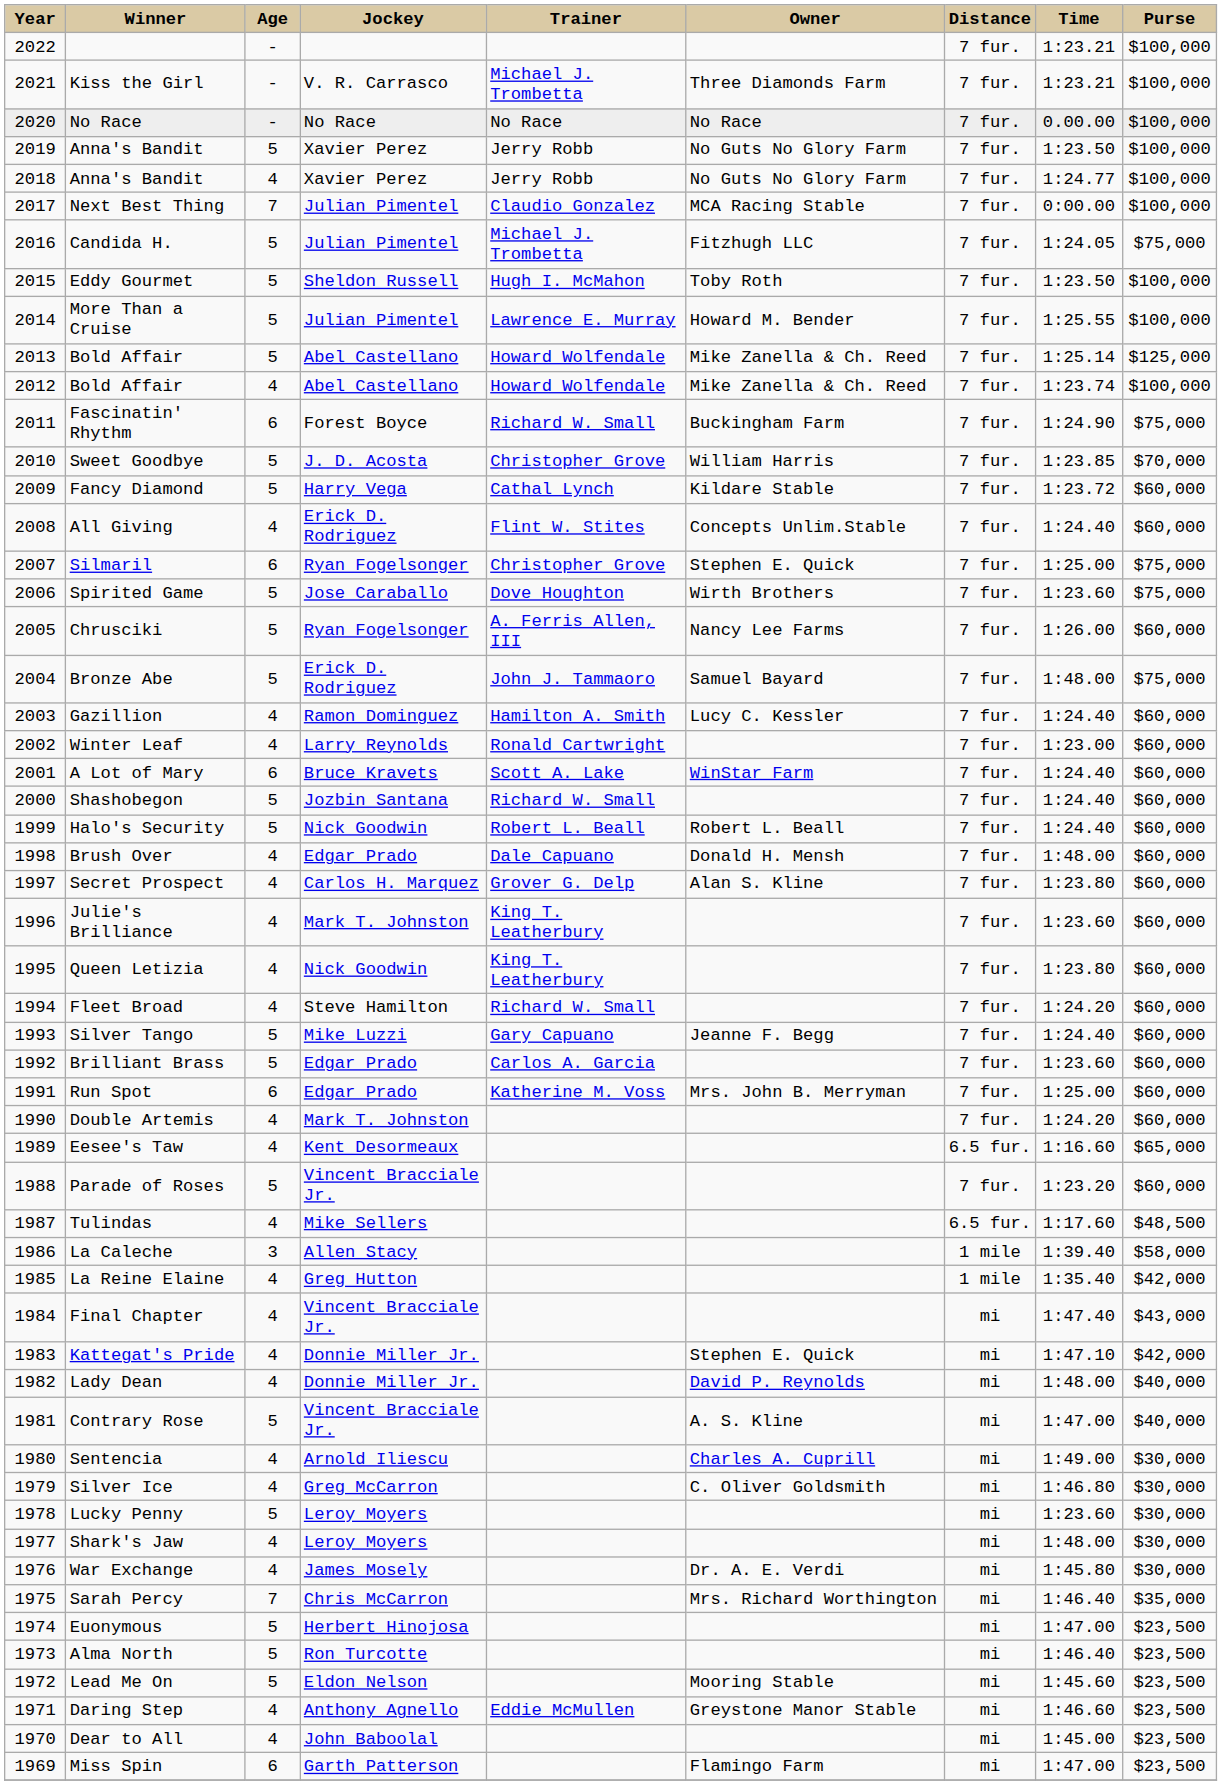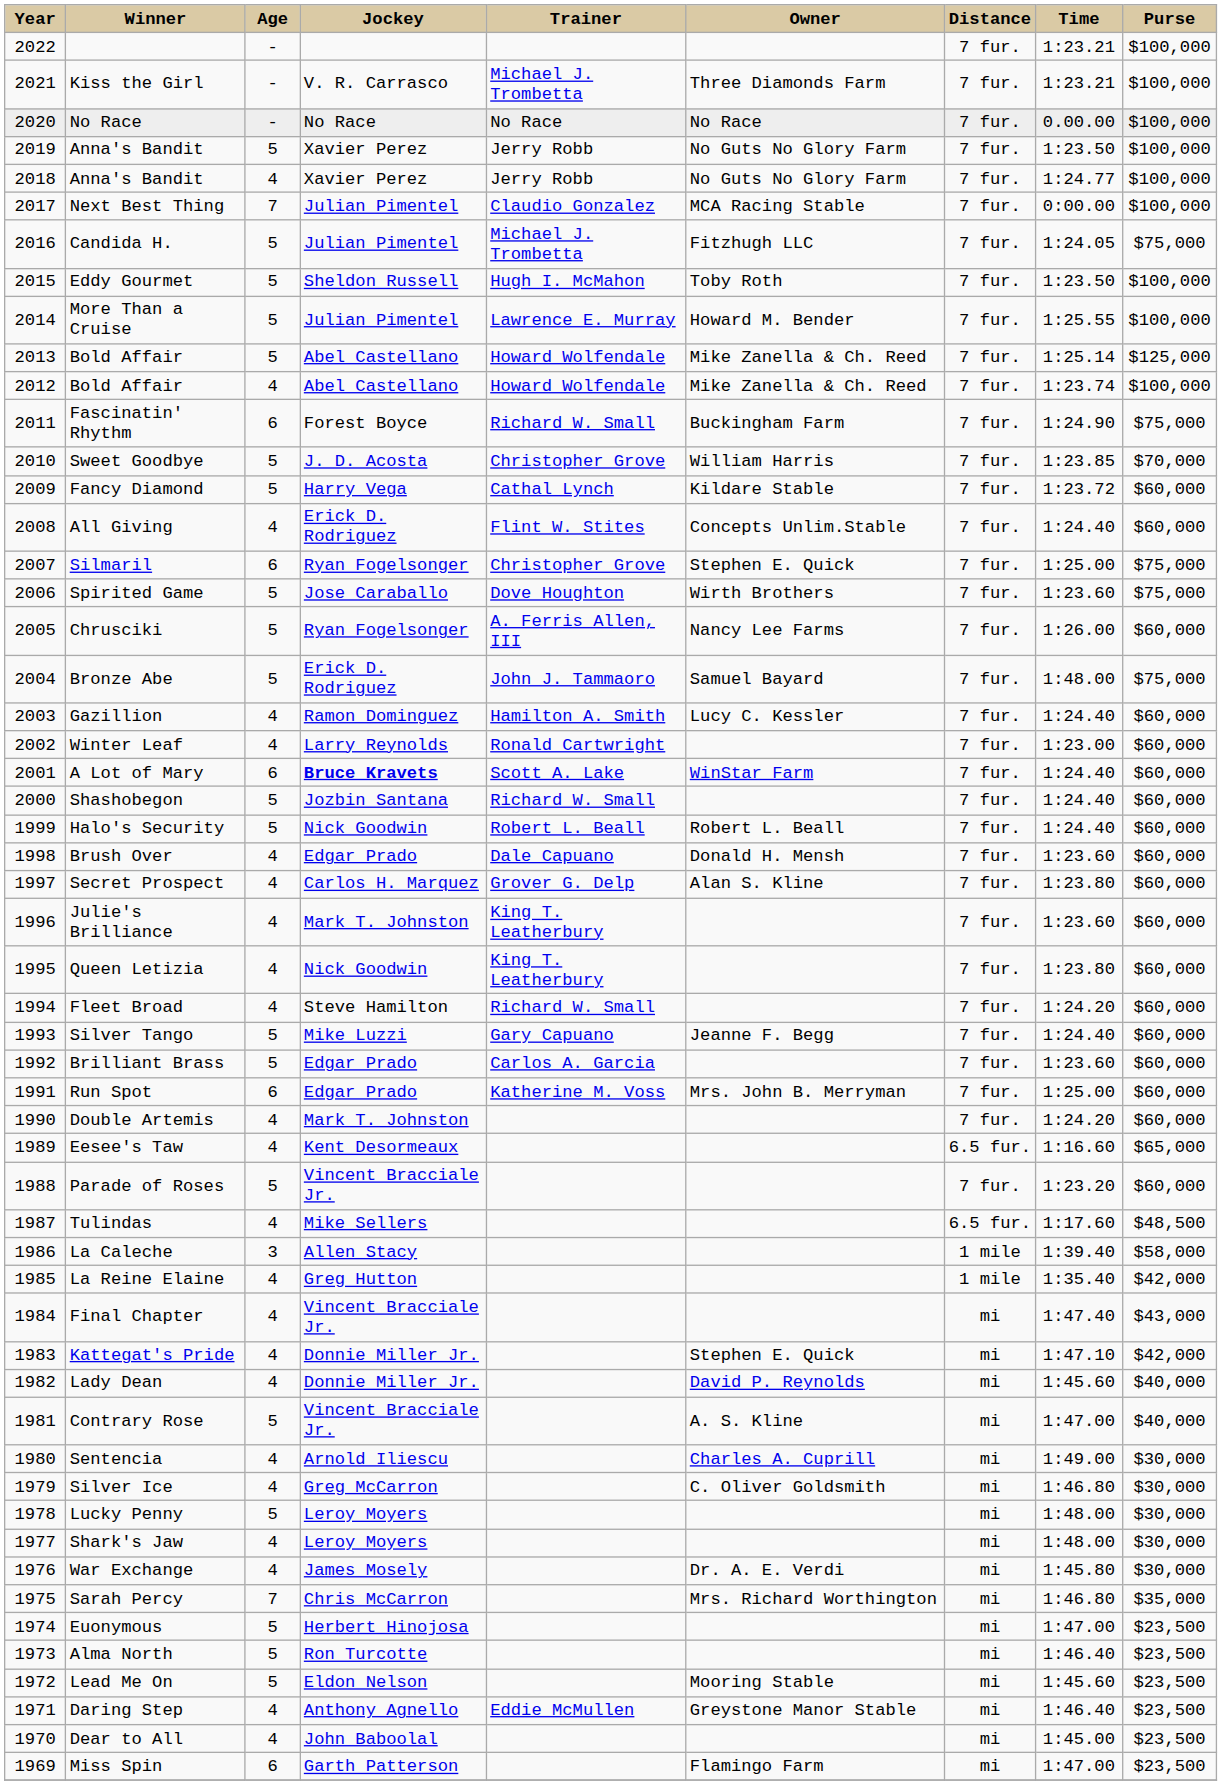(371, 773) normal -> (371, 773) bold
(1079, 856) 1:48.00 -> (1079, 856) 1:23.60
(1079, 1383) 1:48.00 -> (1079, 1383) 1:45.60
(1079, 1515) 1:23.60 -> (1079, 1515) 1:48.00
(1079, 1599) 1:46.40 -> (1079, 1599) 1:46.80
(1079, 1711) 1:46.60 -> (1079, 1711) 1:46.40
